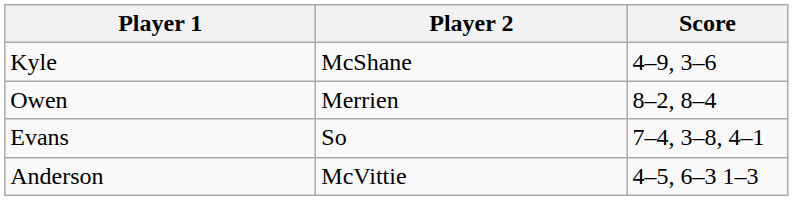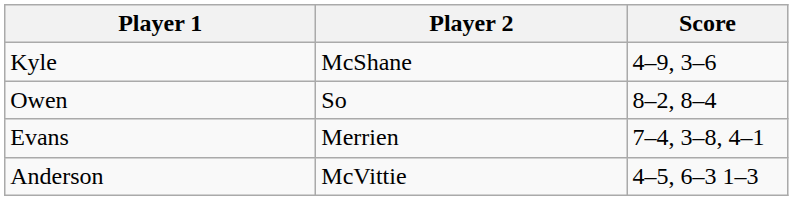(360, 99) Merrien -> (334, 99) So
(334, 137) So -> (360, 137) Merrien
